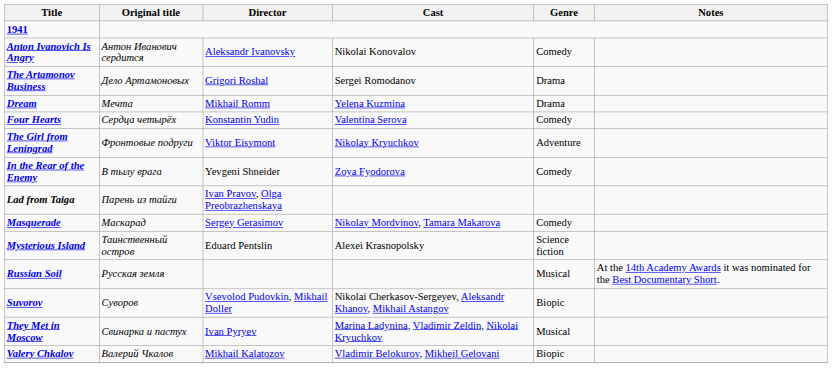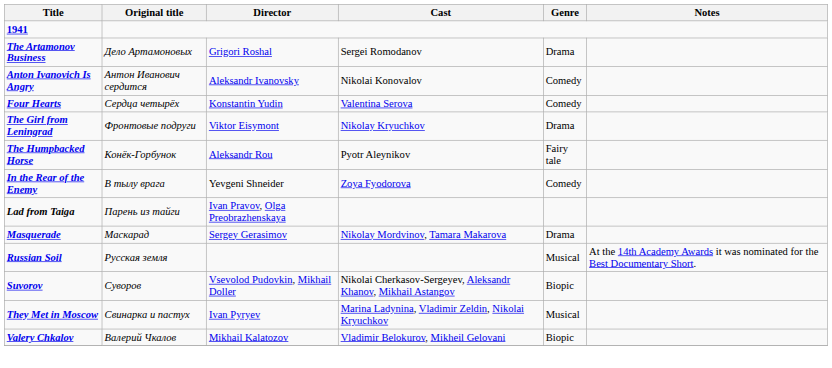rows swapped: (49, 52) <-> (41, 80)
- row: (22, 103)
(558, 143) Adventure -> (560, 126) Drama
+ row: (46, 154)
(554, 223) Comedy -> (560, 234) Drama
- row: (46, 245)
